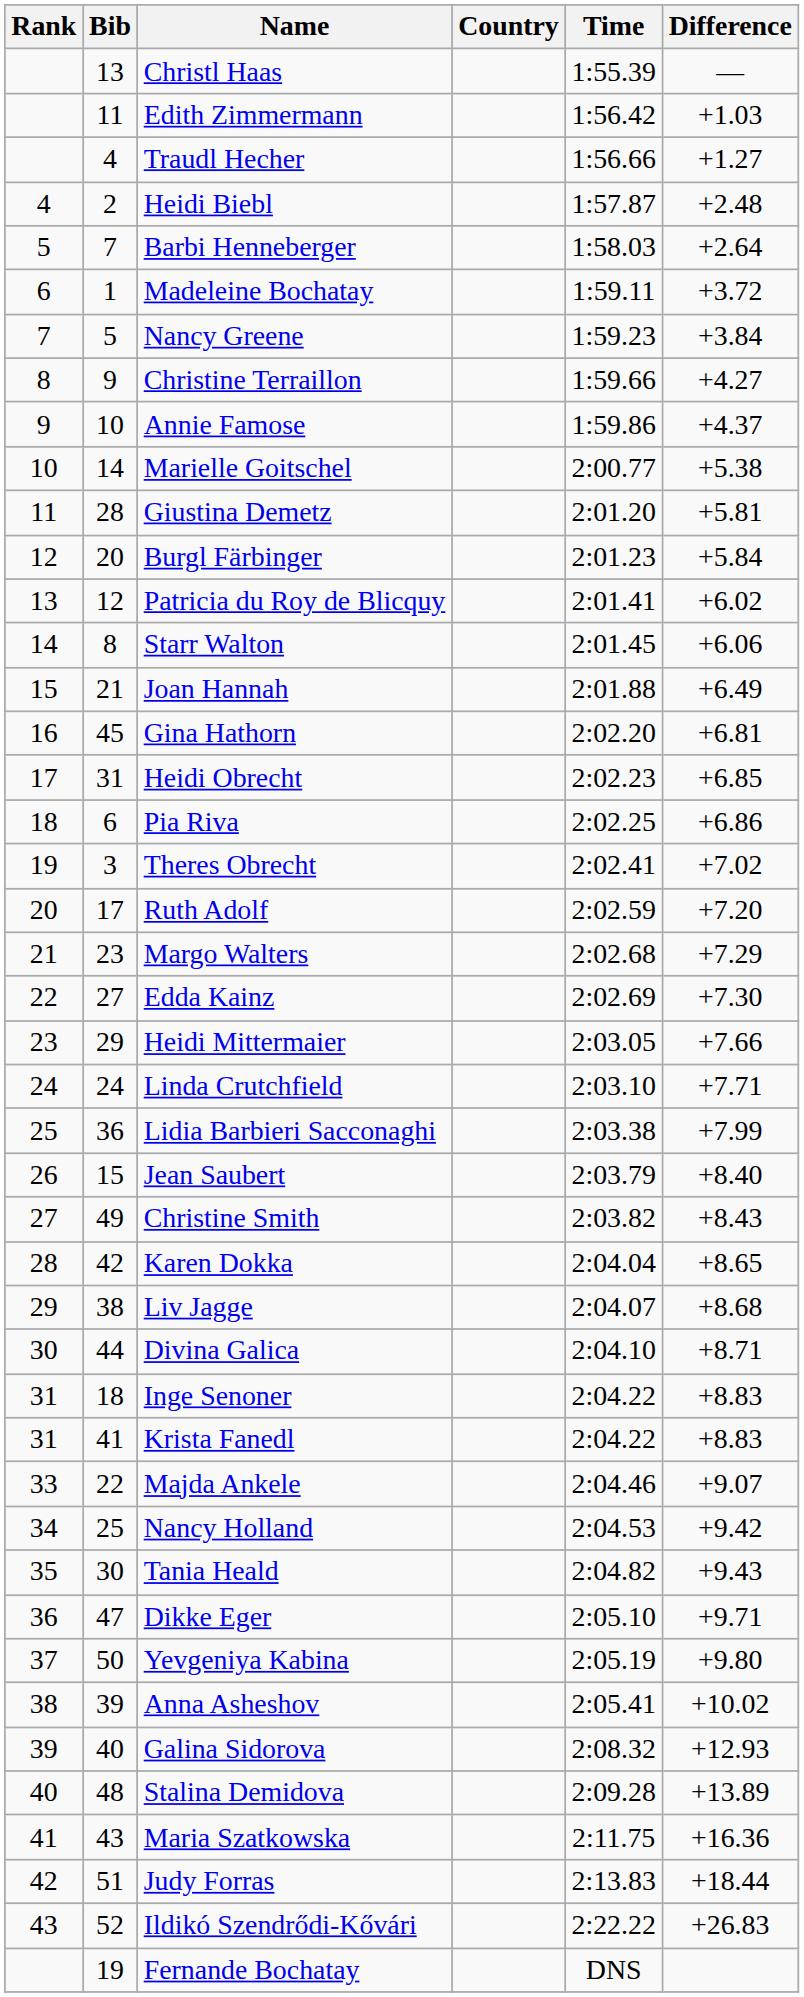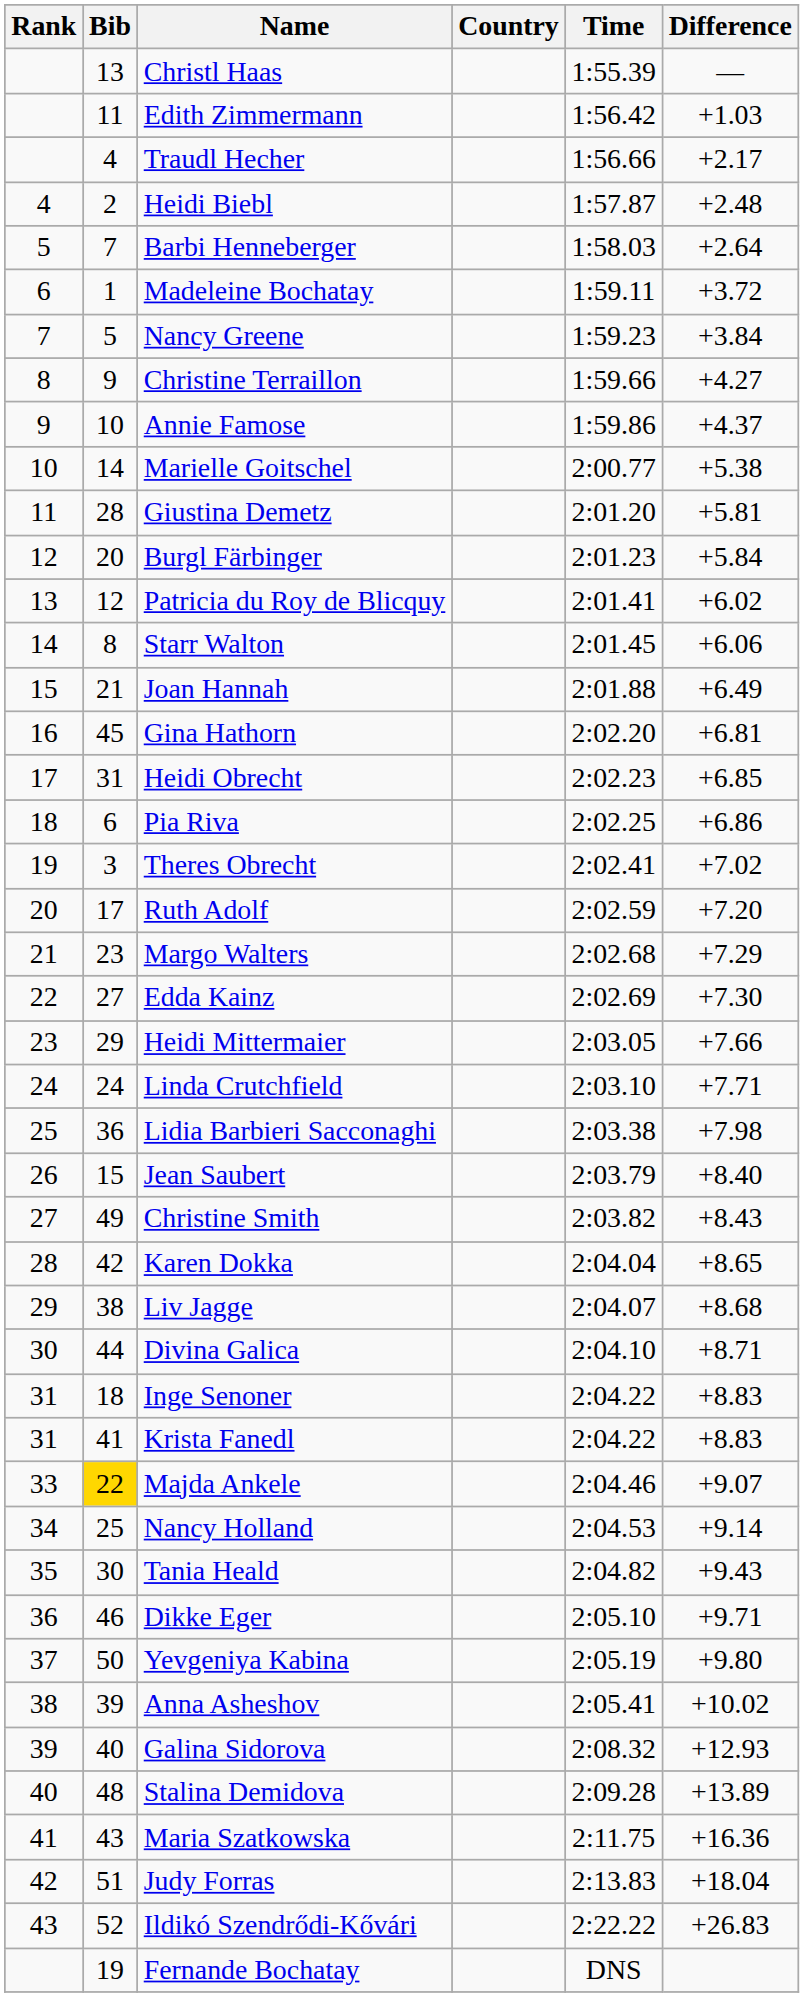(730, 159) +1.27 -> (730, 159) +2.17
(730, 1130) +7.99 -> (730, 1130) +7.98
(110, 1483) no background -> (110, 1483) gold background
(730, 1527) +9.42 -> (730, 1527) +9.14
(110, 1616) 47 -> (110, 1616) 46
(730, 1880) +18.44 -> (730, 1880) +18.04
